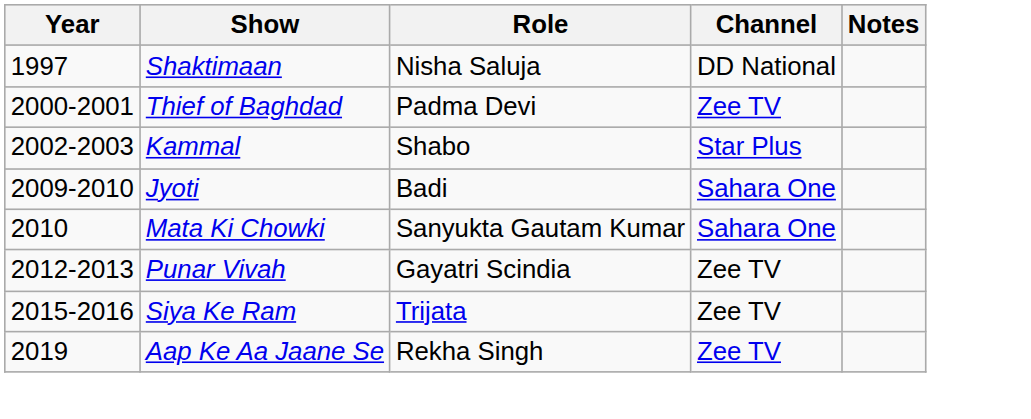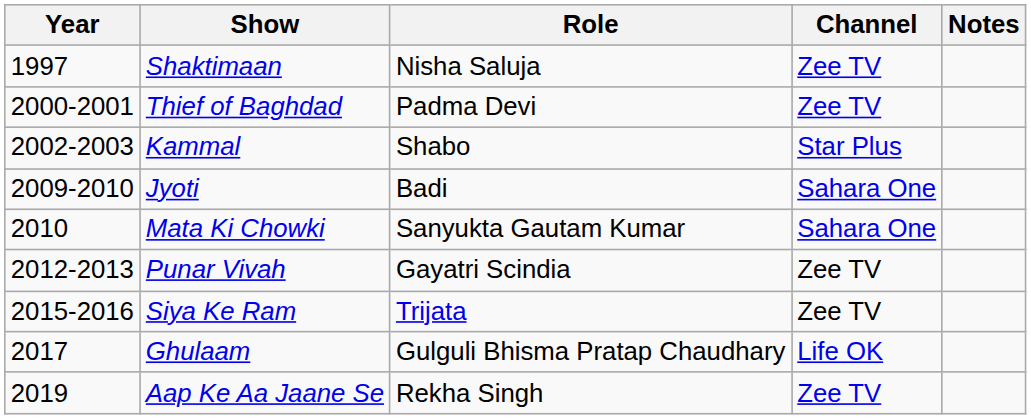(766, 65) DD National -> (839, 65) Zee TV
+ row: (198, 351)
